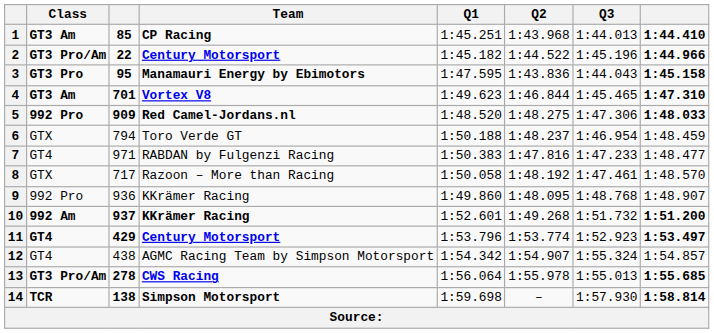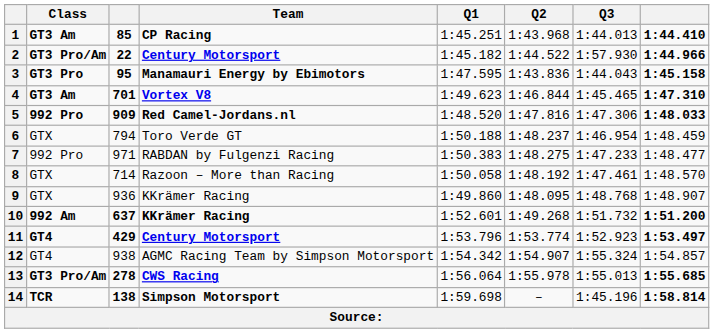(607, 55) 1:45.196 -> (607, 55) 1:57.930
(539, 116) 1:48.275 -> (539, 116) 1:47.816
(41, 156) GT4 -> (56, 156) 992 Pro
(539, 156) 1:47.816 -> (539, 156) 1:48.275
(124, 176) 717 -> (124, 176) 714
(56, 196) 992 Pro -> (41, 196) GTX
(124, 217) 937 -> (124, 217) 637
(124, 257) 438 -> (124, 257) 938
(607, 297) 1:57.930 -> (607, 297) 1:45.196
